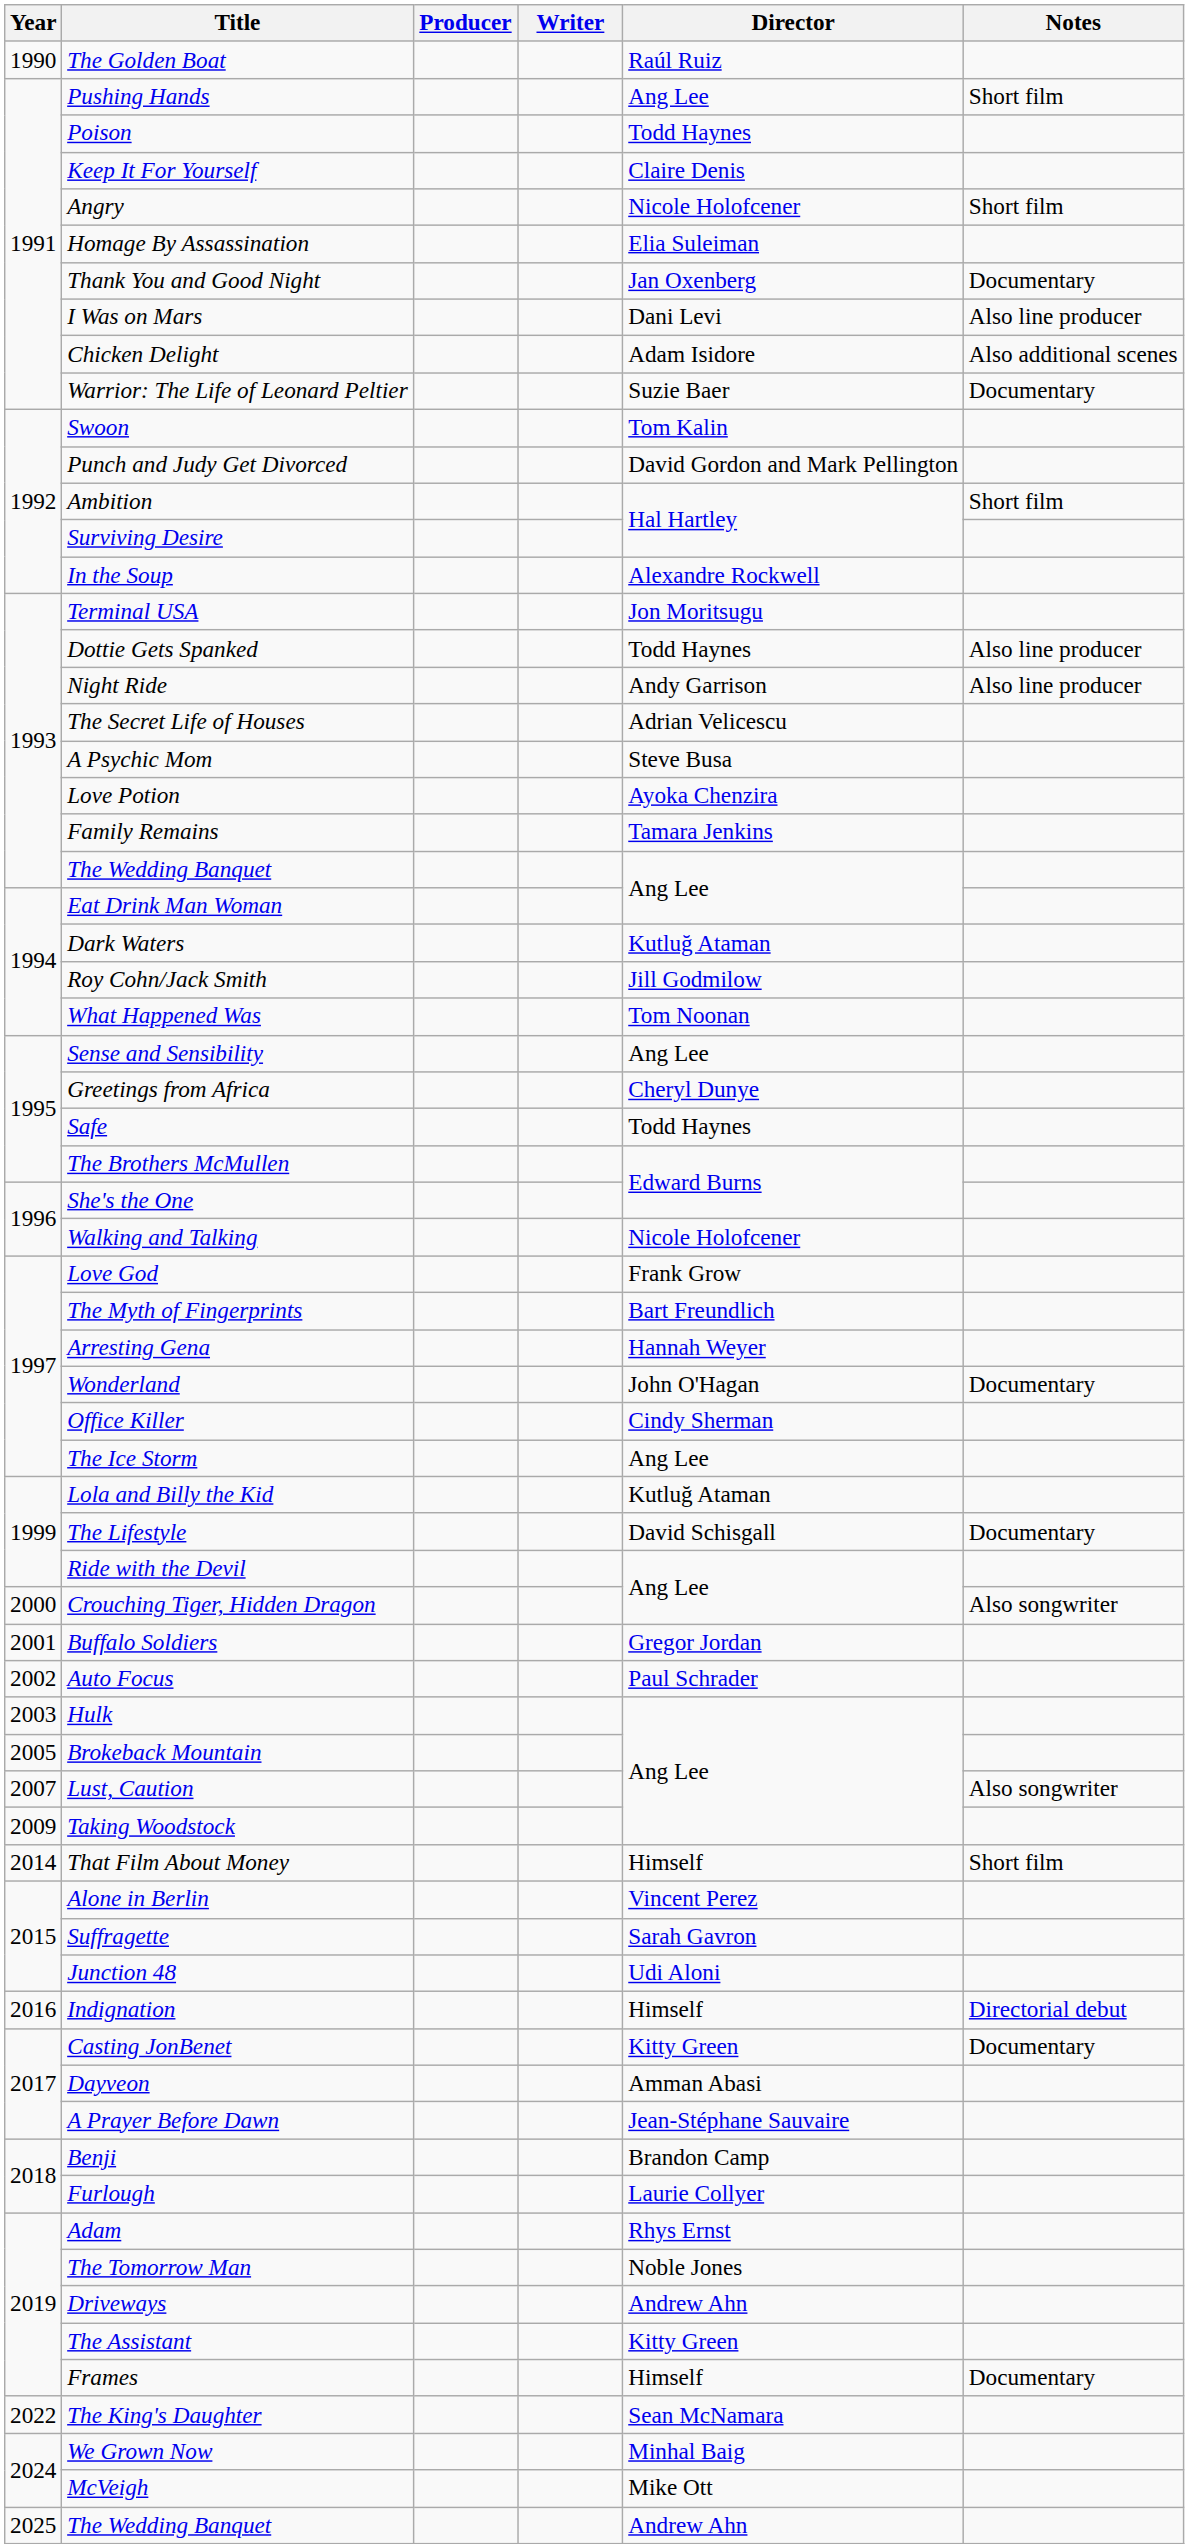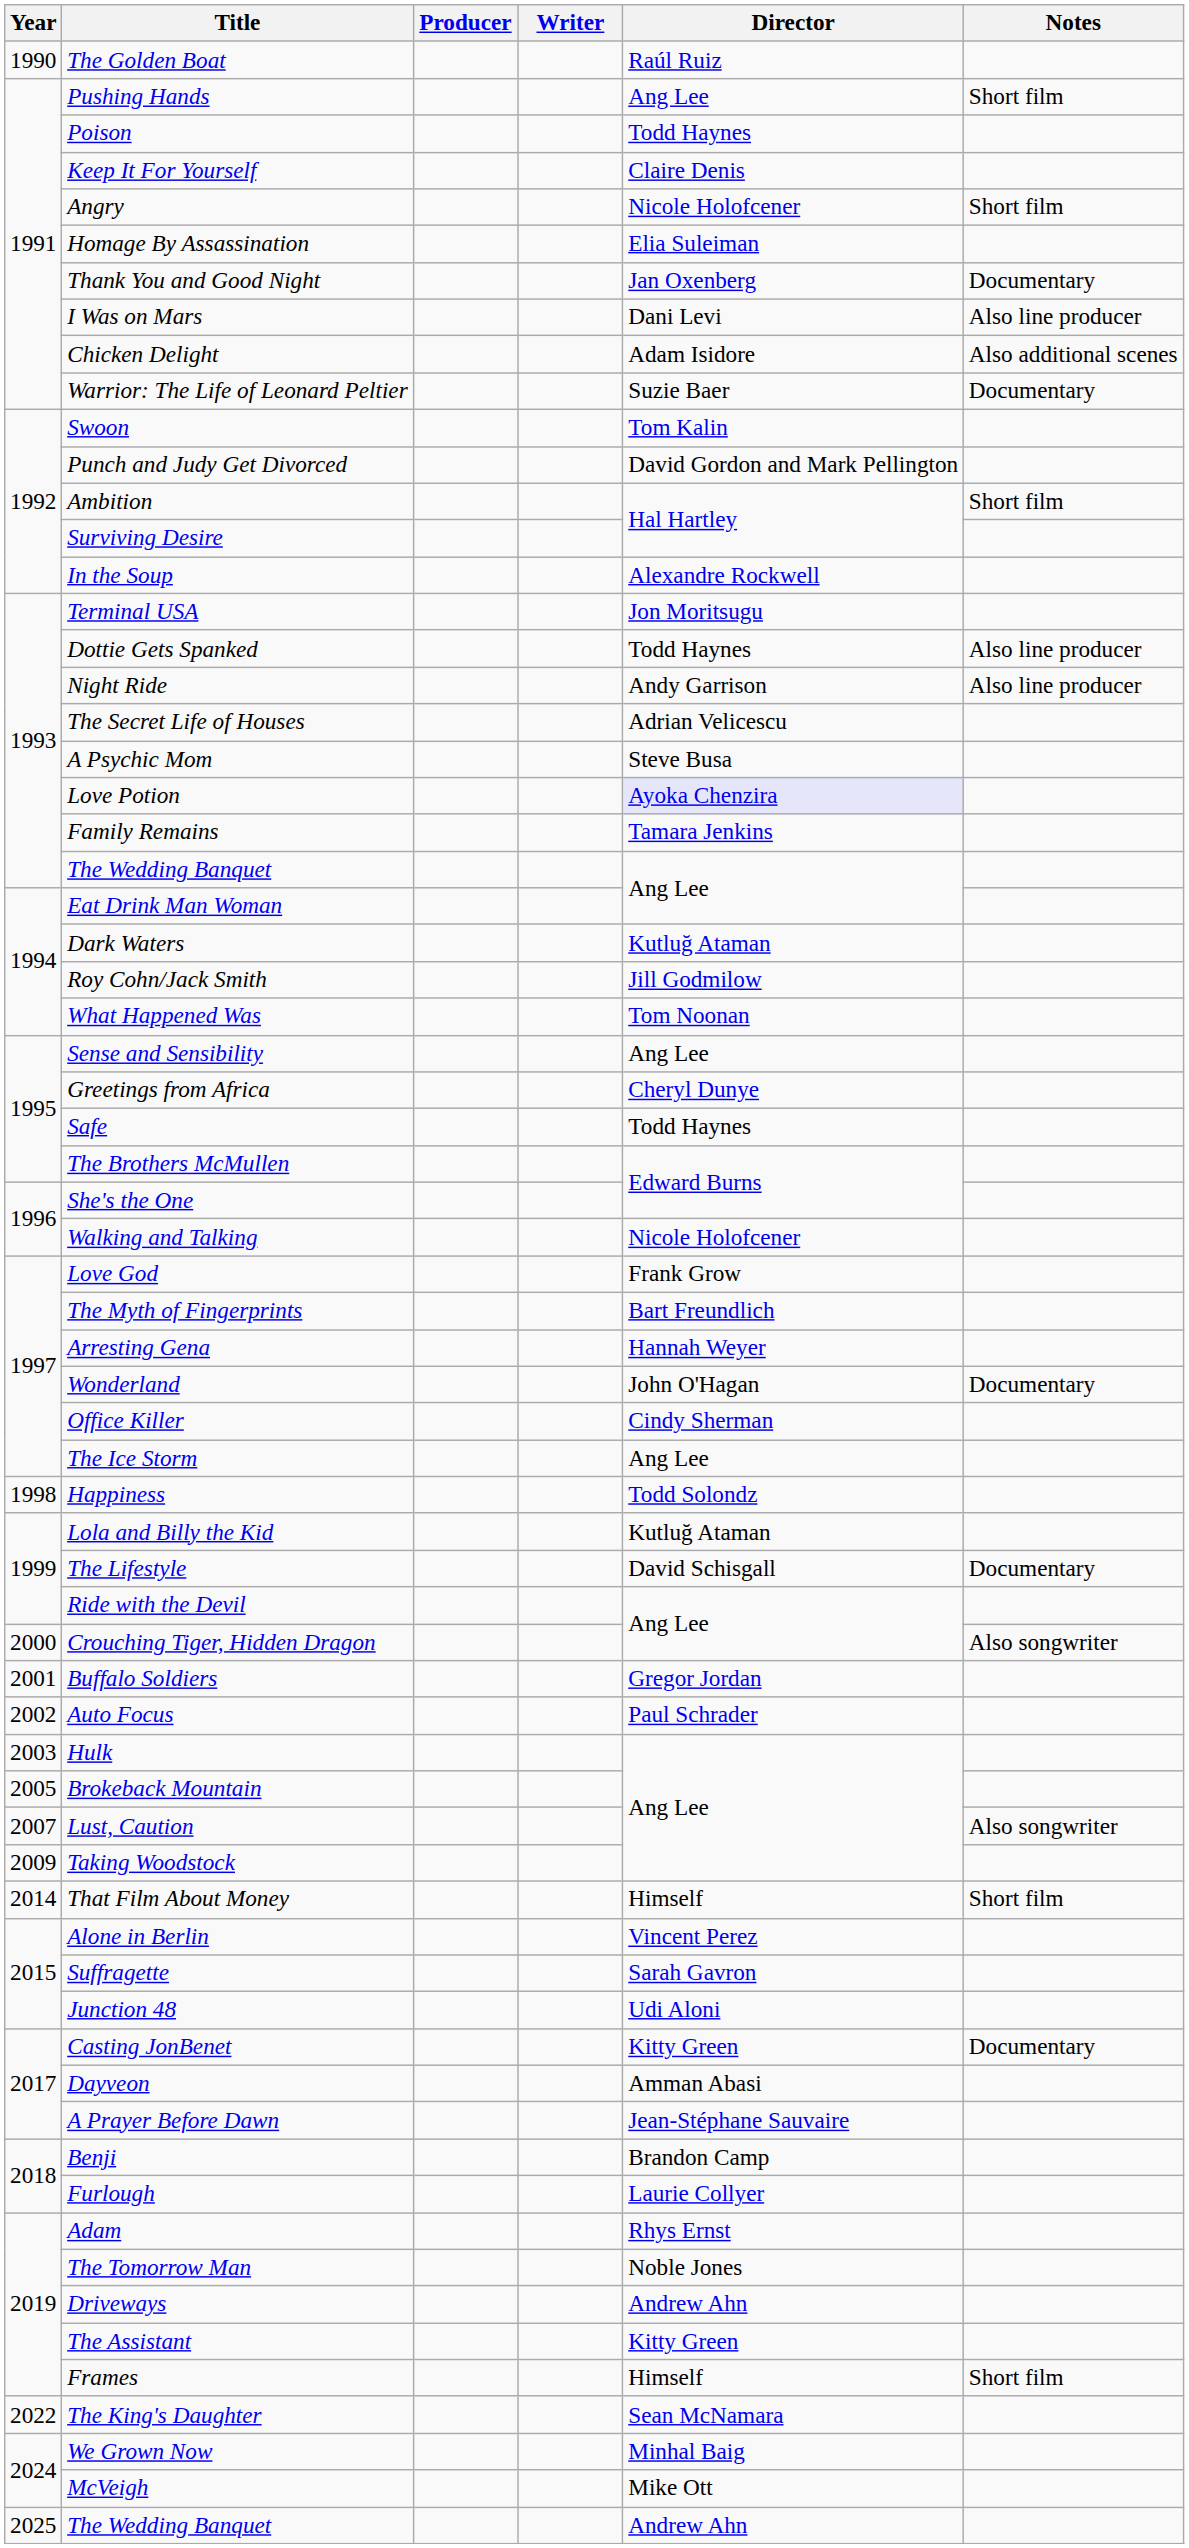(703, 795) no background -> (703, 795) lavender background
+ row: (33, 1494)
- row: (33, 2009)
(1032, 2377) Documentary -> (1016, 2377) Short film
